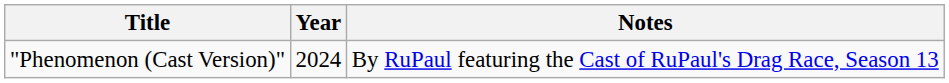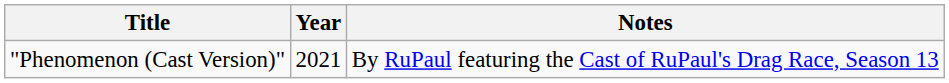(318, 58) 2024 -> (318, 58) 2021
